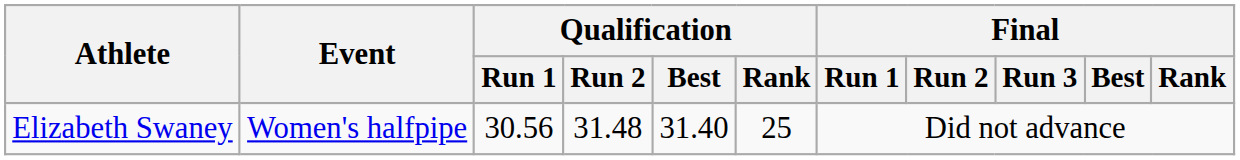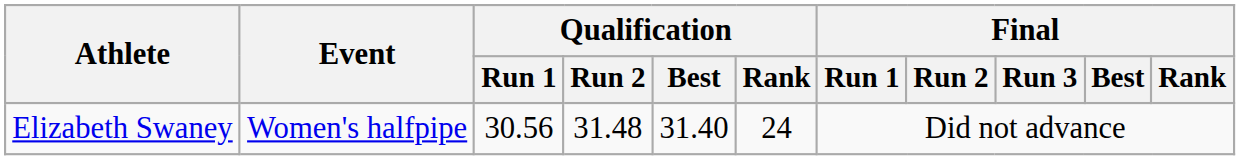(777, 128) 25 -> (777, 128) 24
